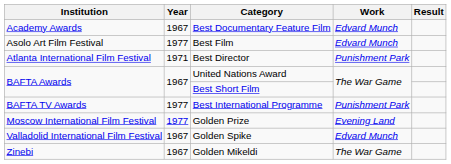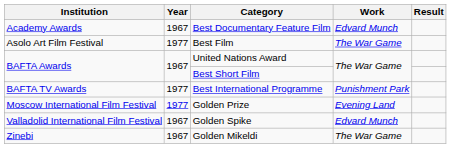(367, 43) Edvard Munch -> (368, 43) The War Game
- row: (221, 58)
